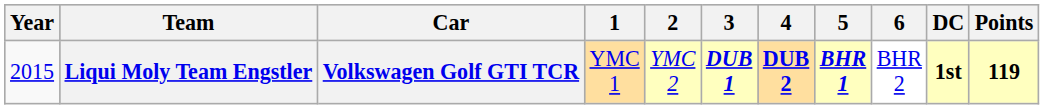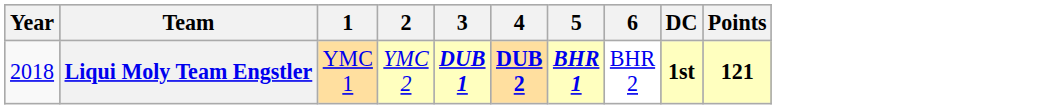- column: (451, 22)
(32, 71) 2015 -> (32, 71) 2018
(1004, 71) 119 -> (737, 71) 121
